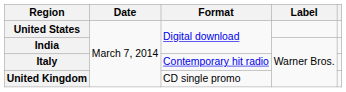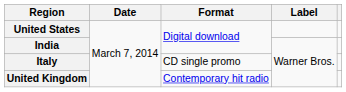(216, 62) Contemporary hit radio -> (202, 62) CD single promo
(202, 78) CD single promo -> (216, 78) Contemporary hit radio
